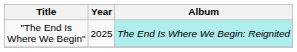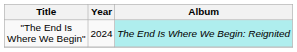(102, 33) 2025 -> (102, 33) 2024
